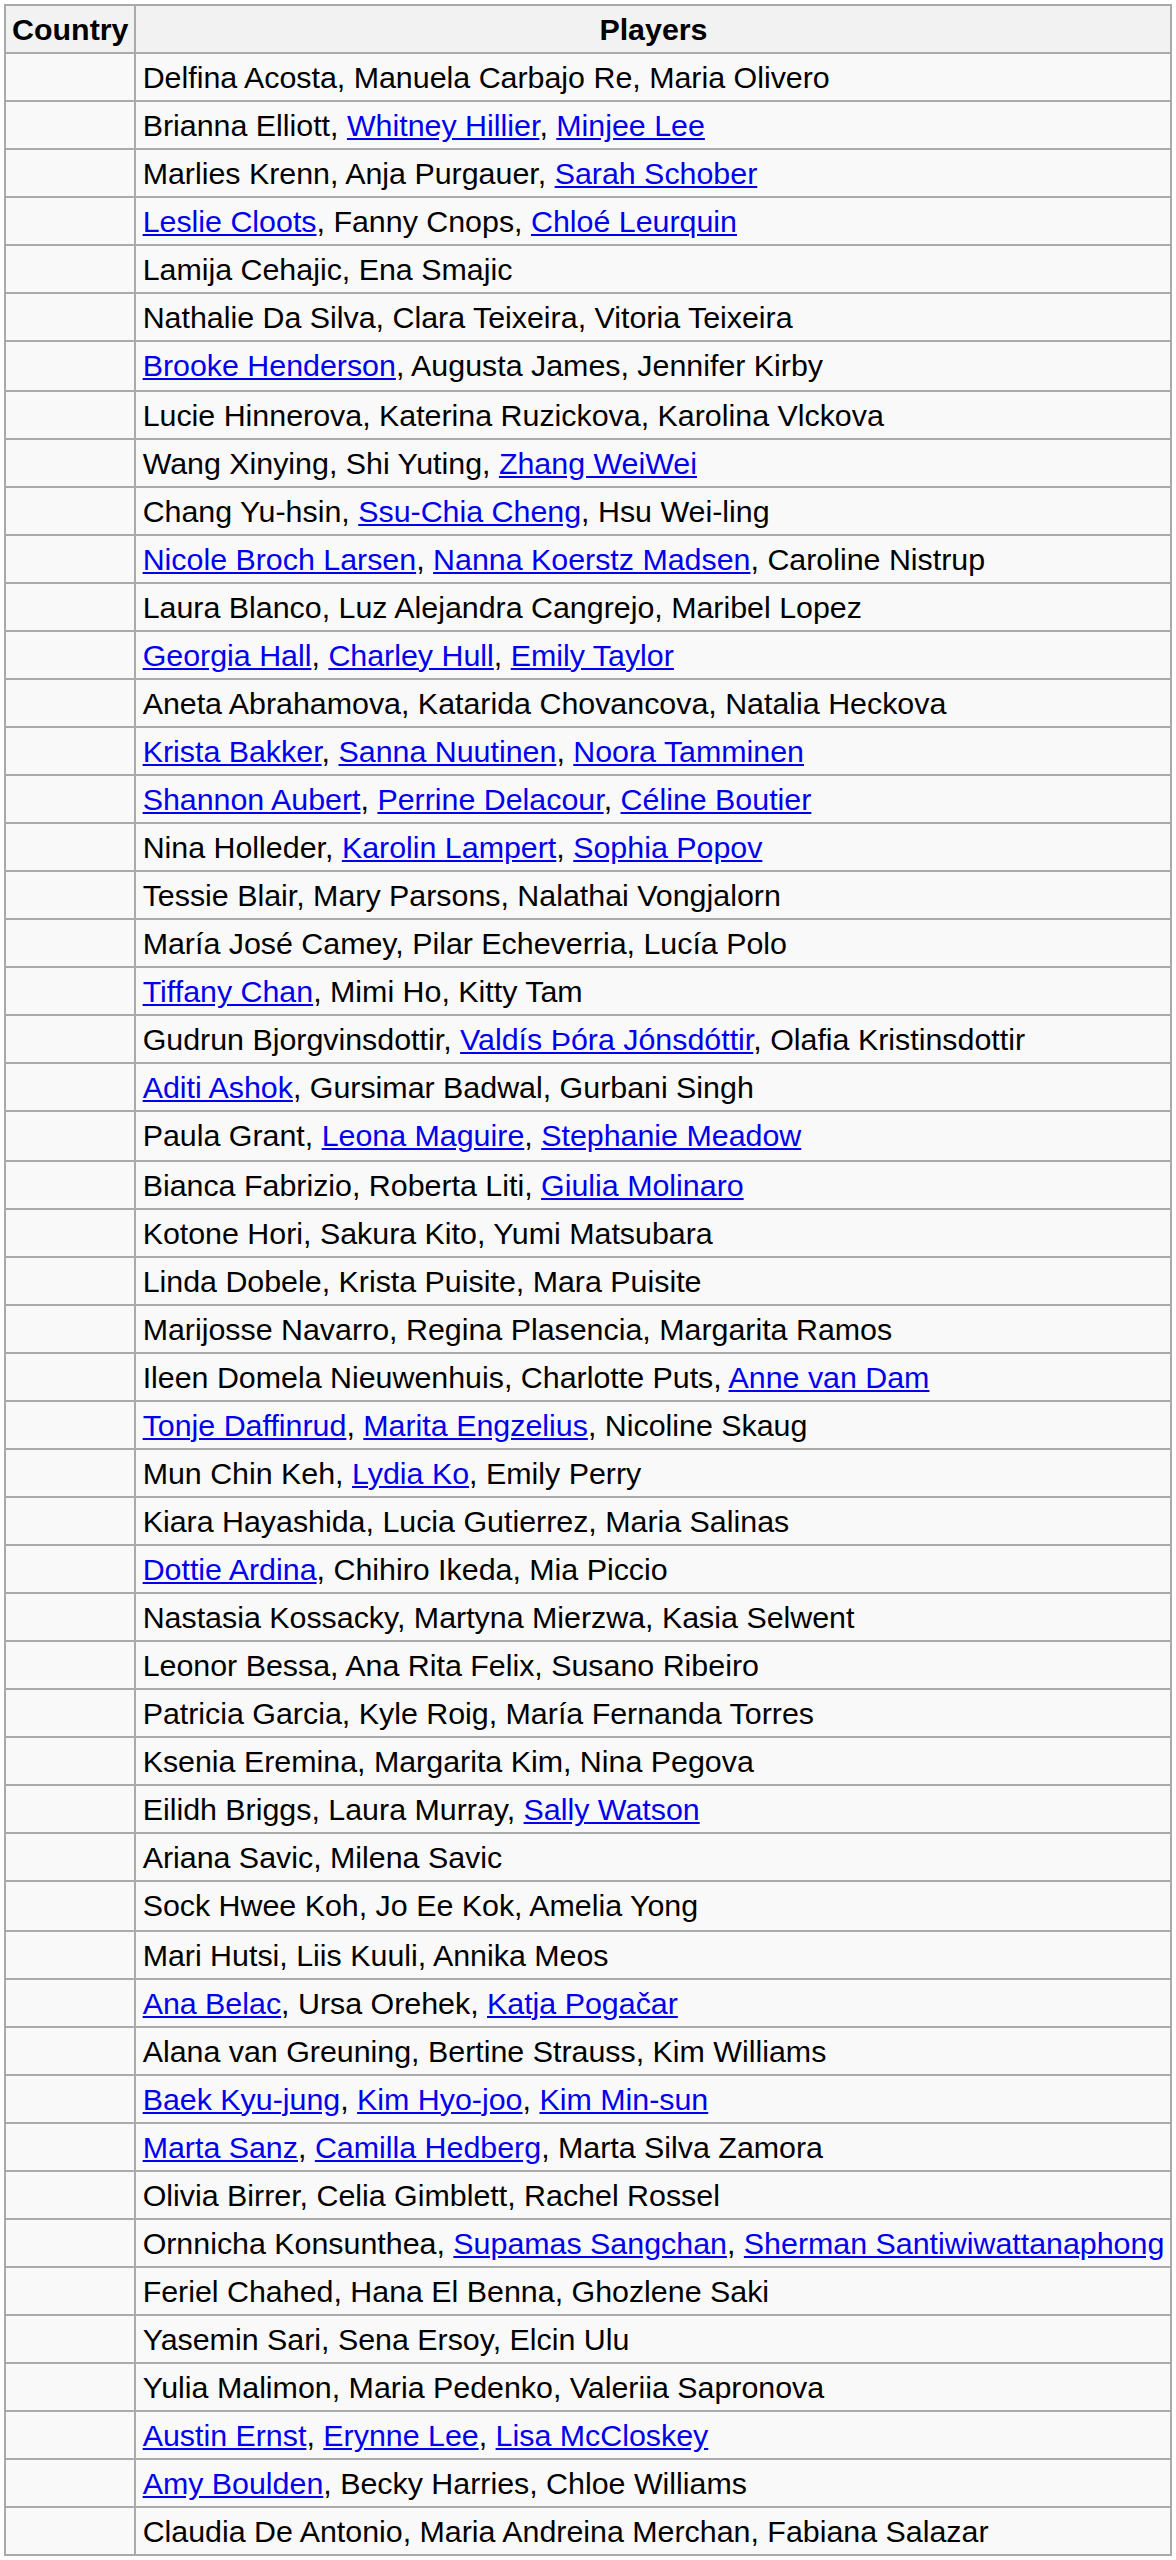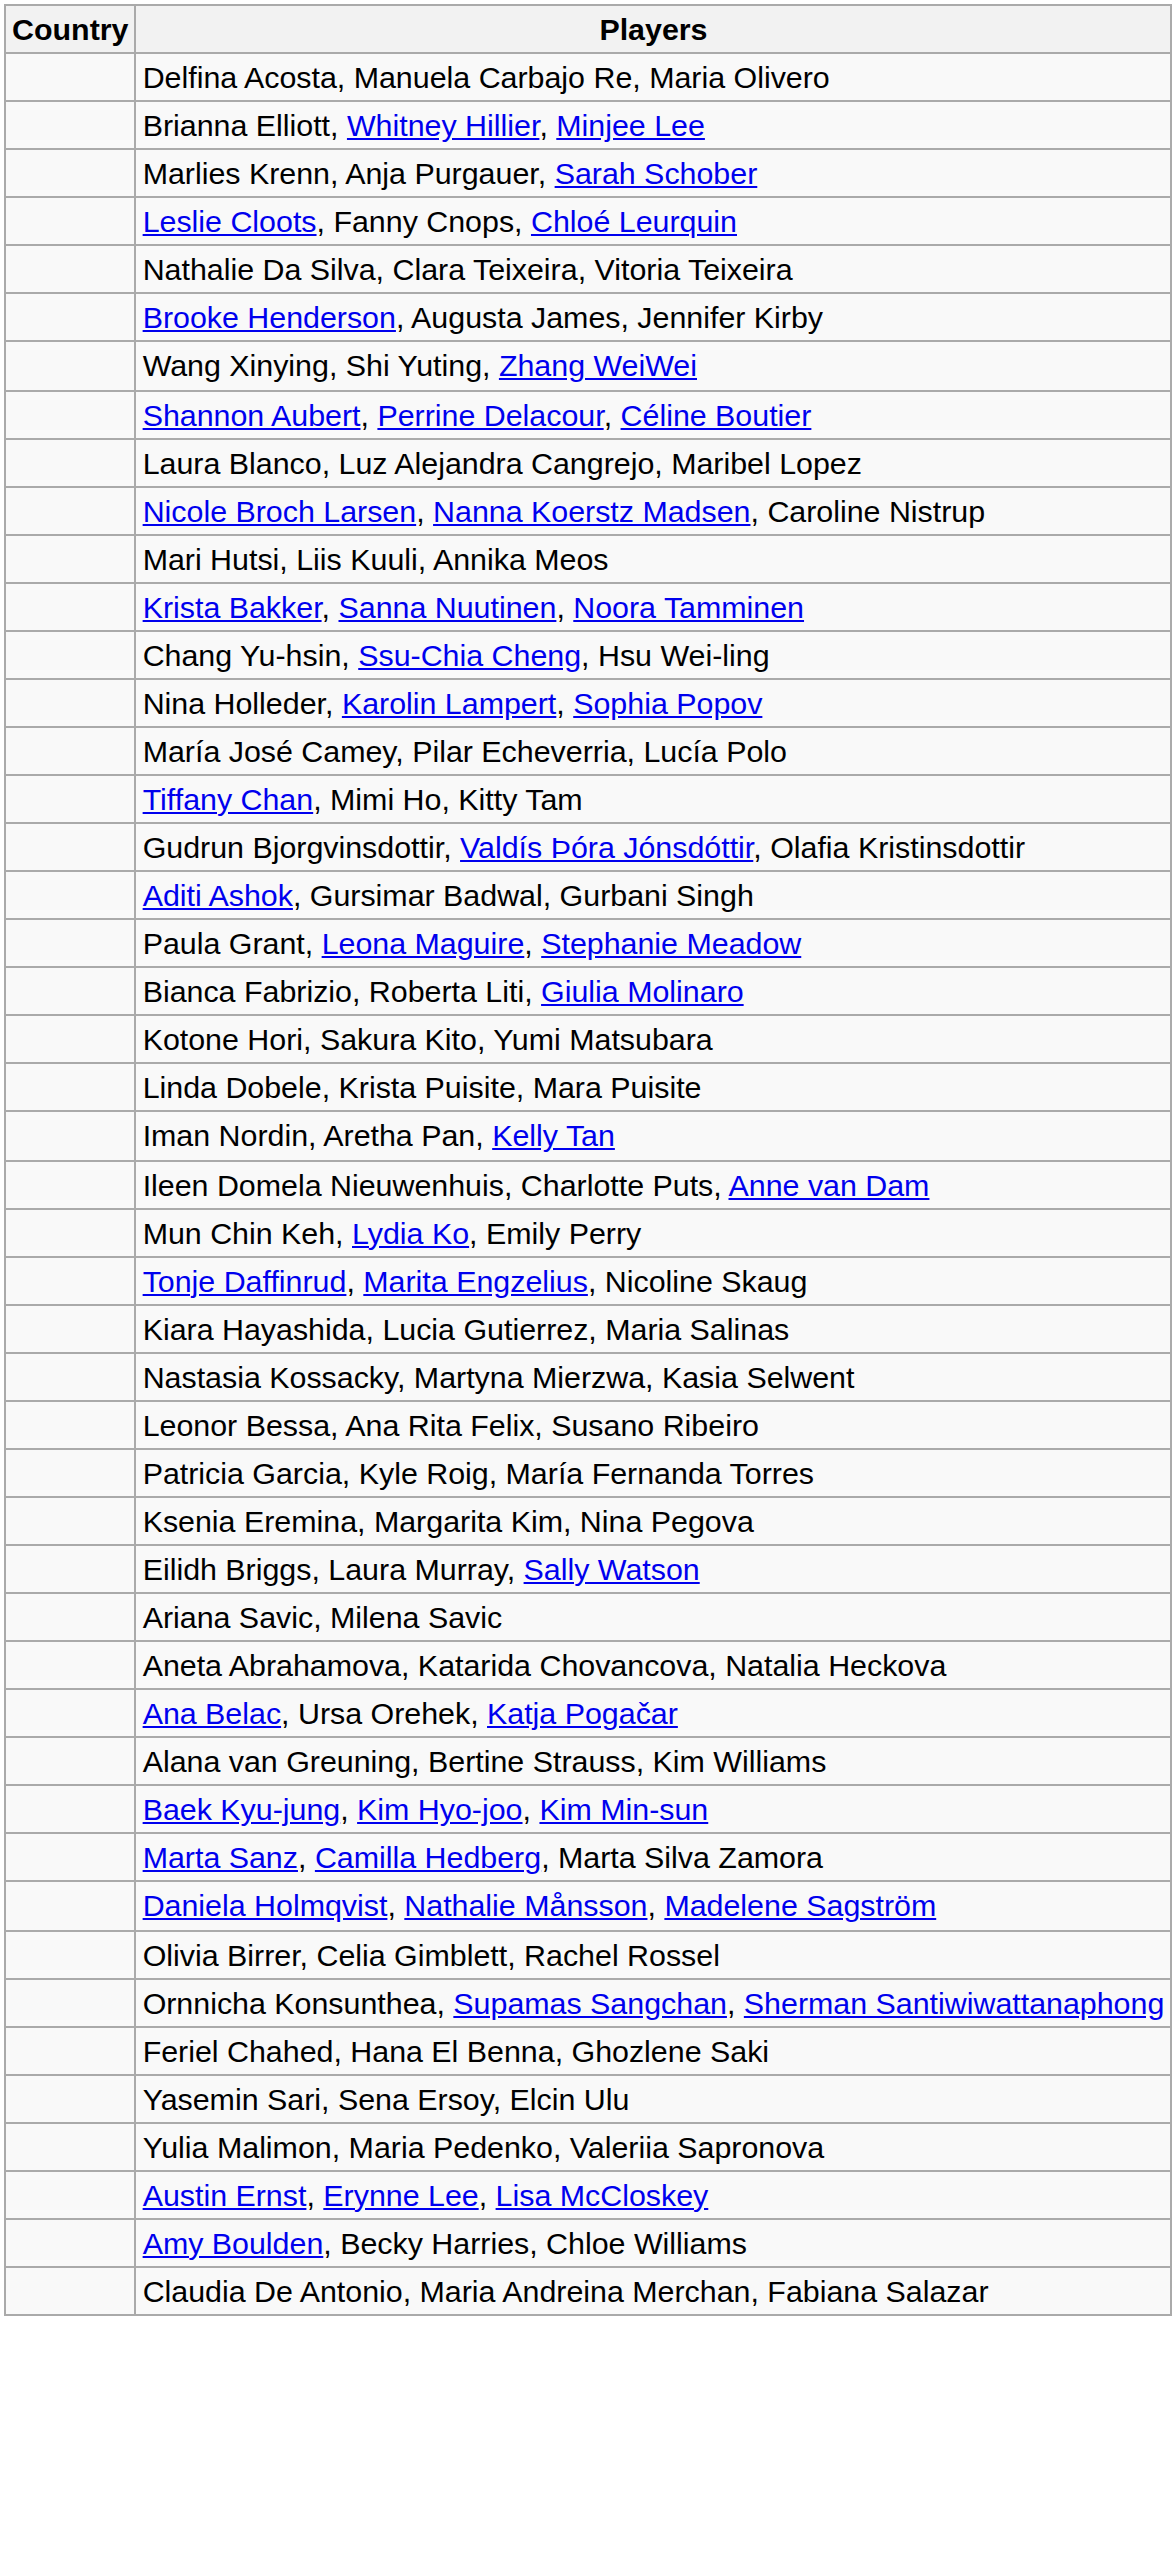- row: (328, 270)
- row: (513, 414)
rows swapped: (456, 510) <-> (477, 799)
rows swapped: (502, 607) <-> (564, 559)
- row: (408, 655)
rows swapped: (376, 1954) <-> (544, 703)
- row: (462, 896)
+ row: (379, 1136)
- row: (517, 1329)
rows swapped: (392, 1473) <-> (475, 1425)
- row: (405, 1569)
- row: (420, 1906)
+ row: (539, 1906)
